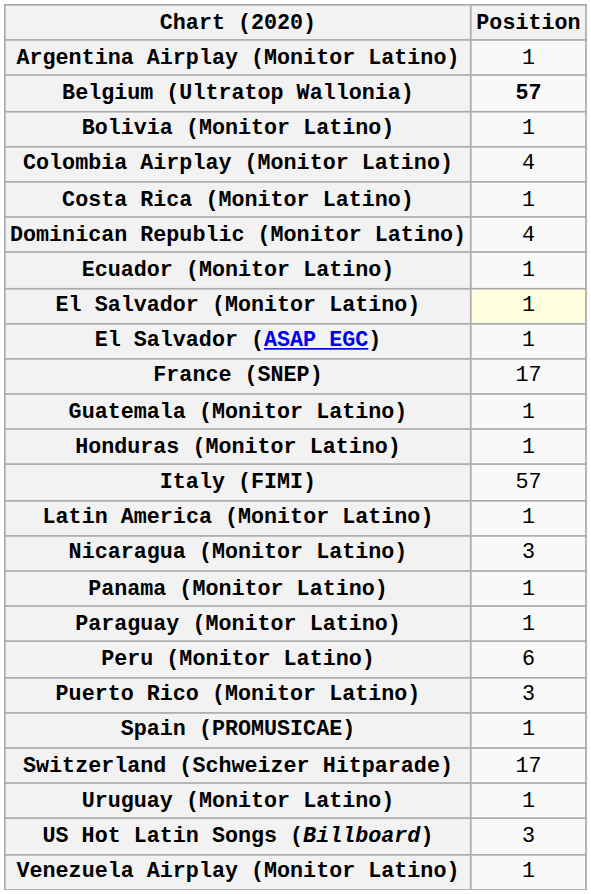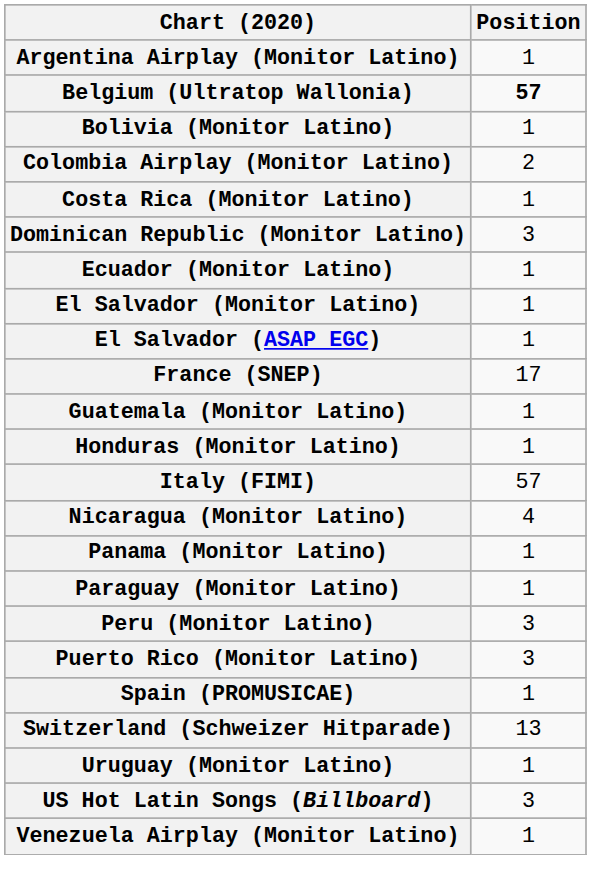(528, 164) 4 -> (528, 164) 2
(528, 235) 4 -> (528, 235) 3
(528, 306) lightyellow background -> (528, 306) no background
- row: (238, 518)
(528, 553) 3 -> (528, 518) 4
(528, 659) 6 -> (528, 624) 3
(528, 766) 17 -> (528, 730) 13
